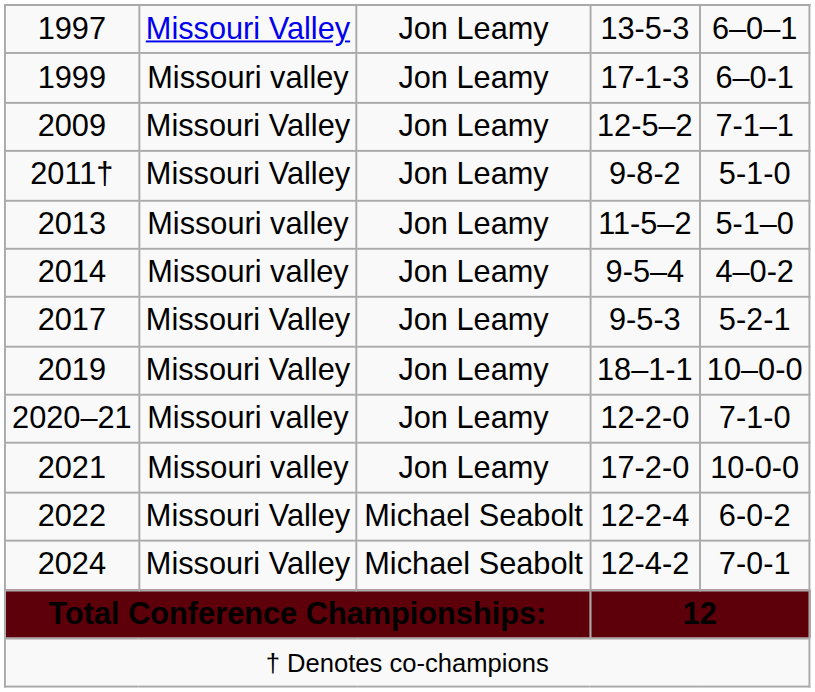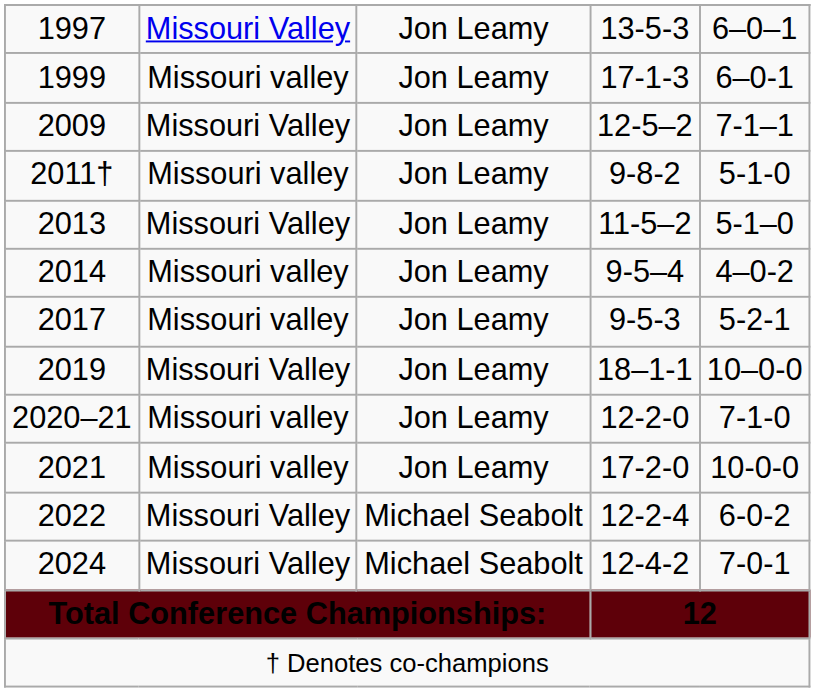(248, 175) Missouri Valley -> (248, 175) Missouri valley
(248, 223) Missouri valley -> (248, 223) Missouri Valley
(248, 321) Missouri Valley -> (248, 321) Missouri valley
